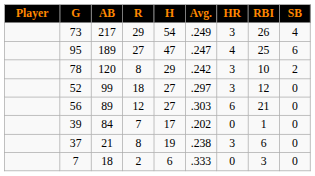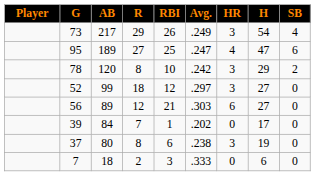columns swapped: (170, 13) <-> (264, 13)
(107, 143) 21 -> (107, 143) 80
